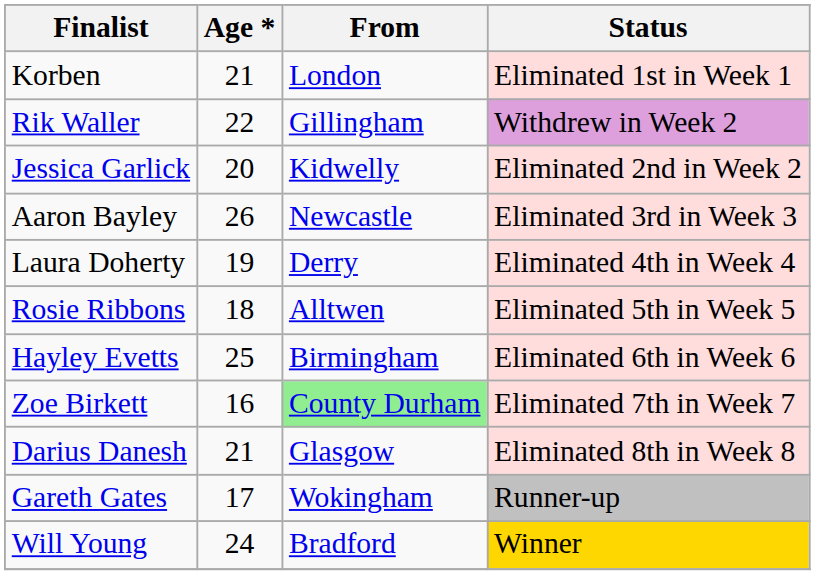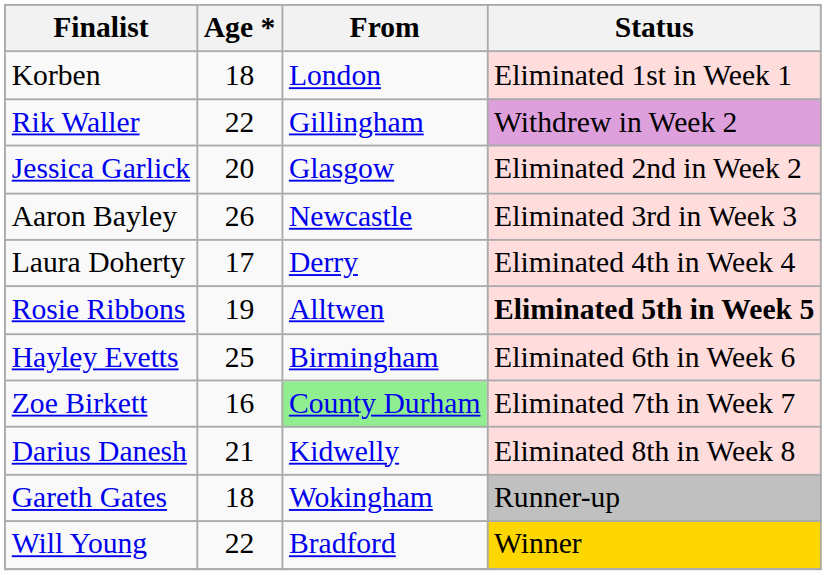(239, 74) 21 -> (239, 74) 18
(344, 168) Kidwelly -> (342, 168) Glasgow
(239, 262) 19 -> (239, 262) 17
(239, 309) 18 -> (239, 309) 19
(645, 309) normal -> (654, 309) bold
(342, 450) Glasgow -> (344, 450) Kidwelly
(239, 497) 17 -> (239, 497) 18
(239, 544) 24 -> (239, 544) 22
